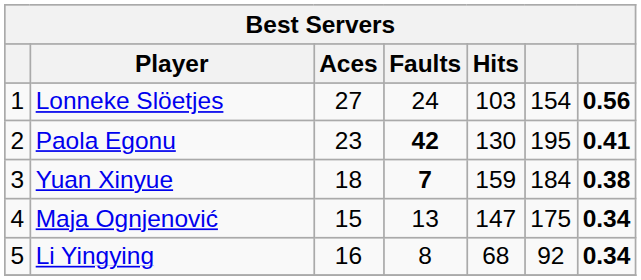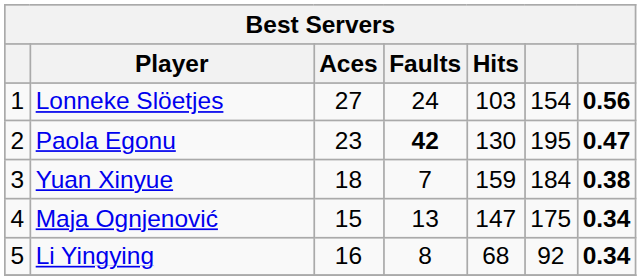(606, 141) 0.41 -> (606, 141) 0.47
(425, 179) bold -> (425, 179) normal
